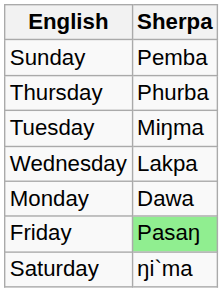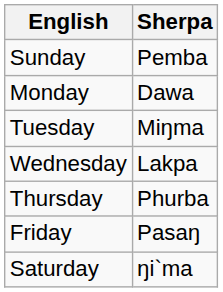rows swapped: (49, 198) <-> (56, 92)
(169, 233) lightgreen background -> (169, 233) no background
